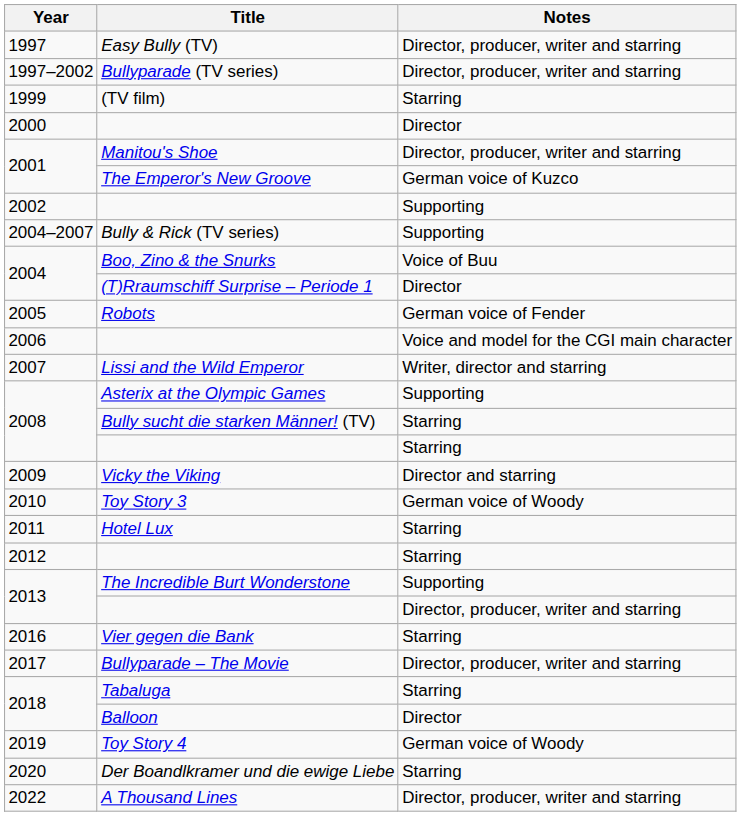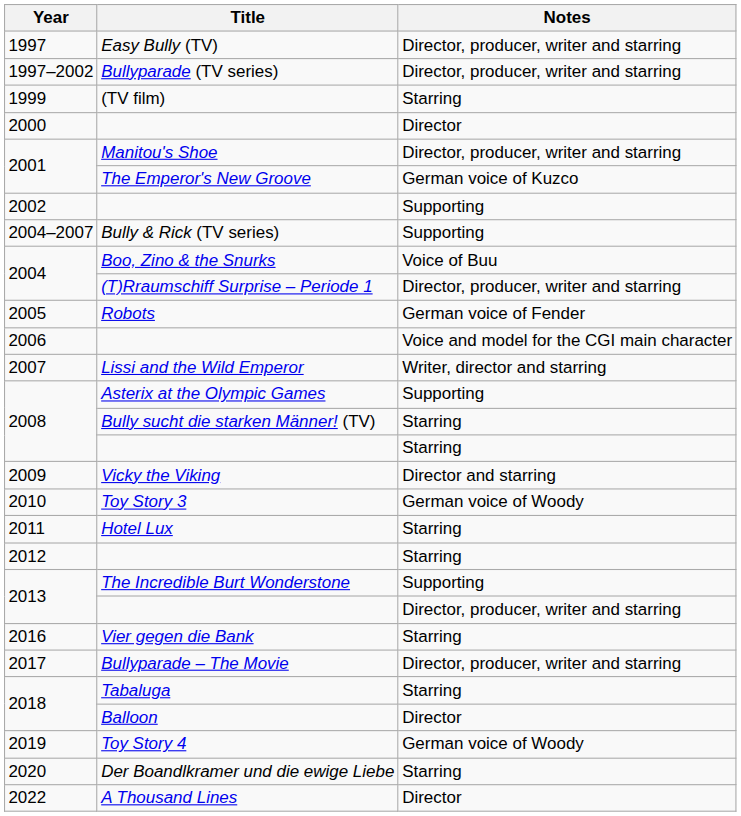(432, 286) Director -> (542, 286) Director, producer, writer and starring
(542, 797) Director, producer, writer and starring -> (432, 797) Director
